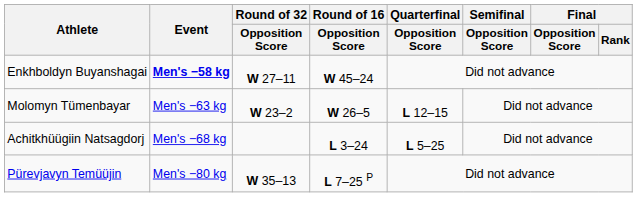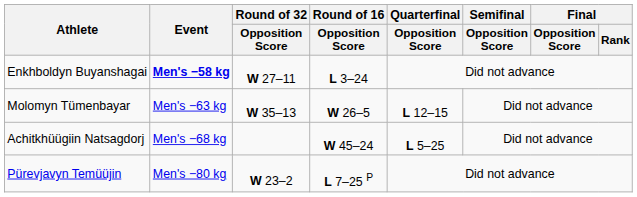(349, 79) W 45–24 -> (349, 79) L 3–24
(271, 113) W 23–2 -> (271, 113) W 35–13
(349, 146) L 3–24 -> (349, 146) W 45–24
(271, 181) W 35–13 -> (271, 181) W 23–2
